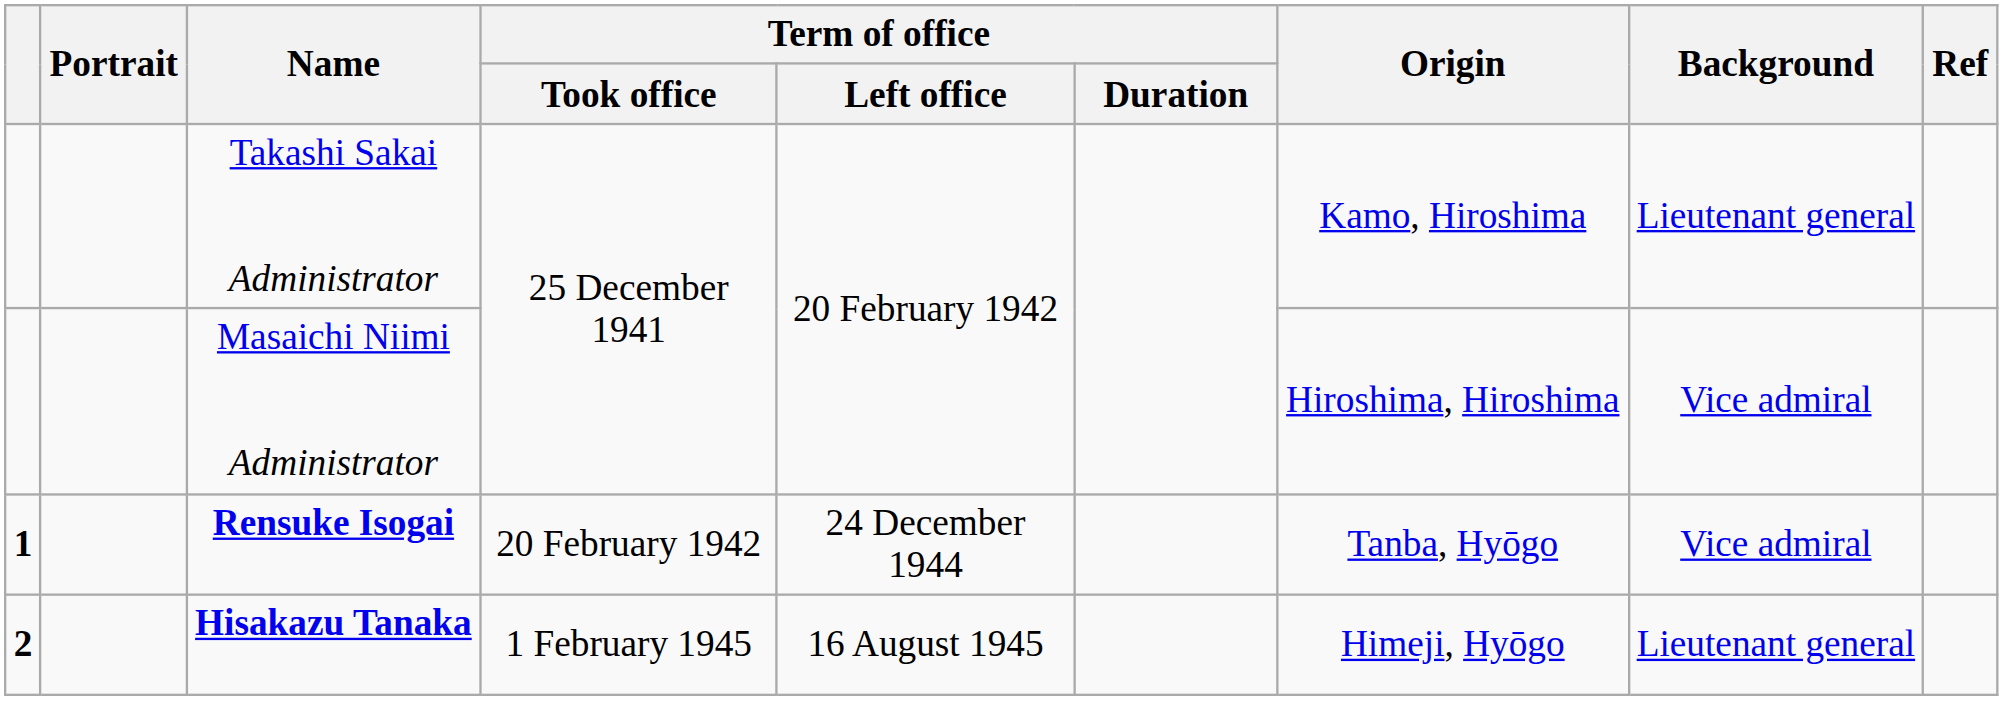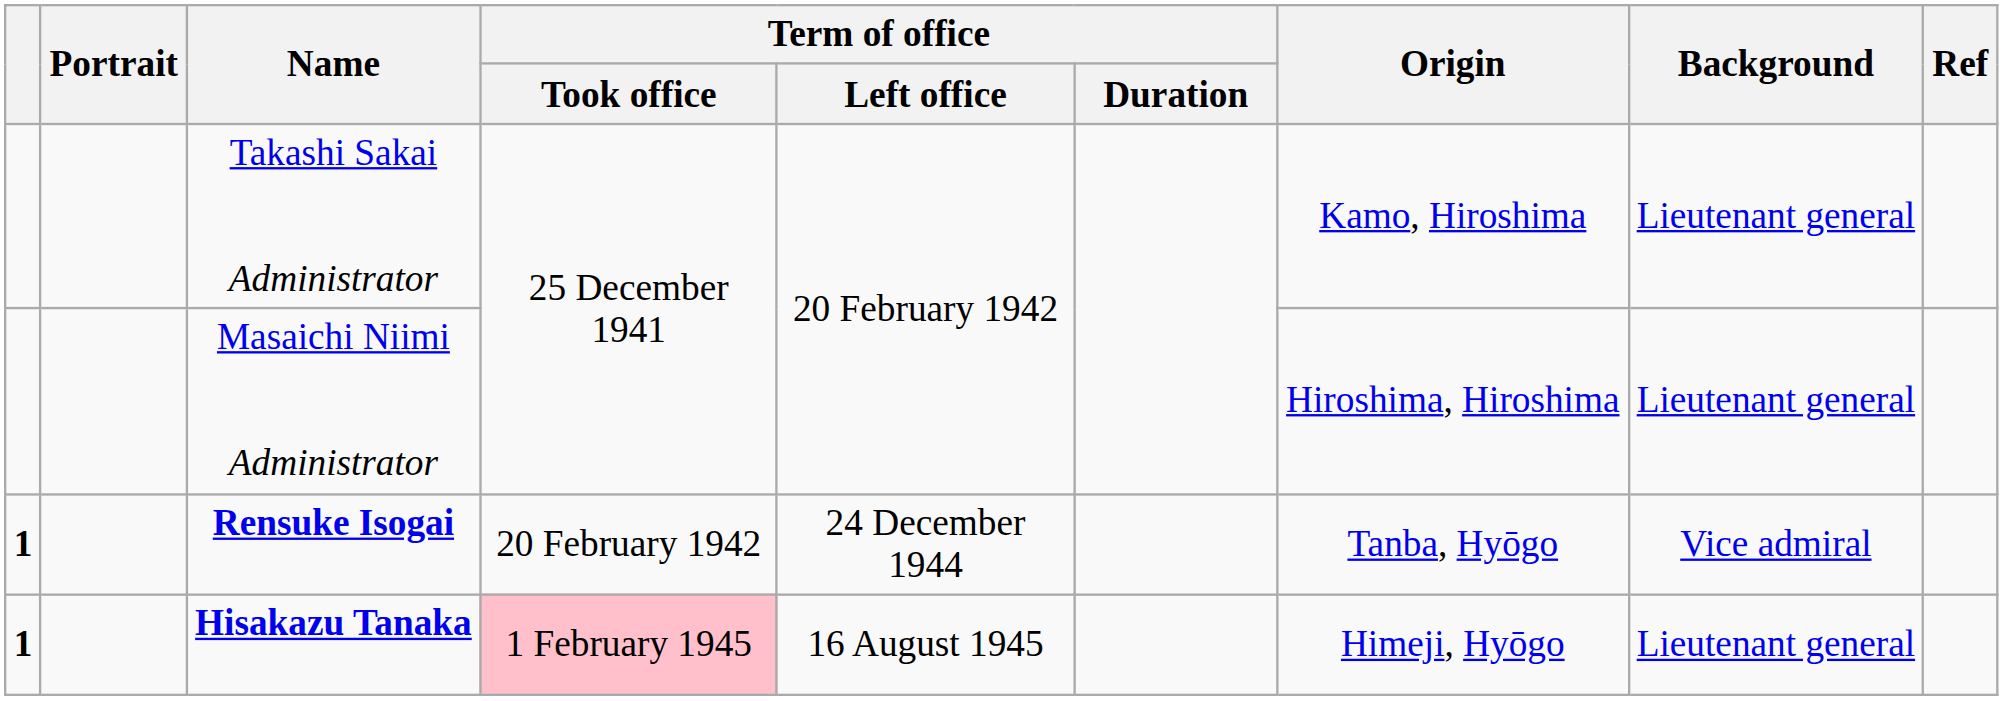(1776, 400) Vice admiral -> (1776, 400) Lieutenant general
(23, 644) 2 -> (23, 644) 1
(629, 644) no background -> (629, 644) pink background
